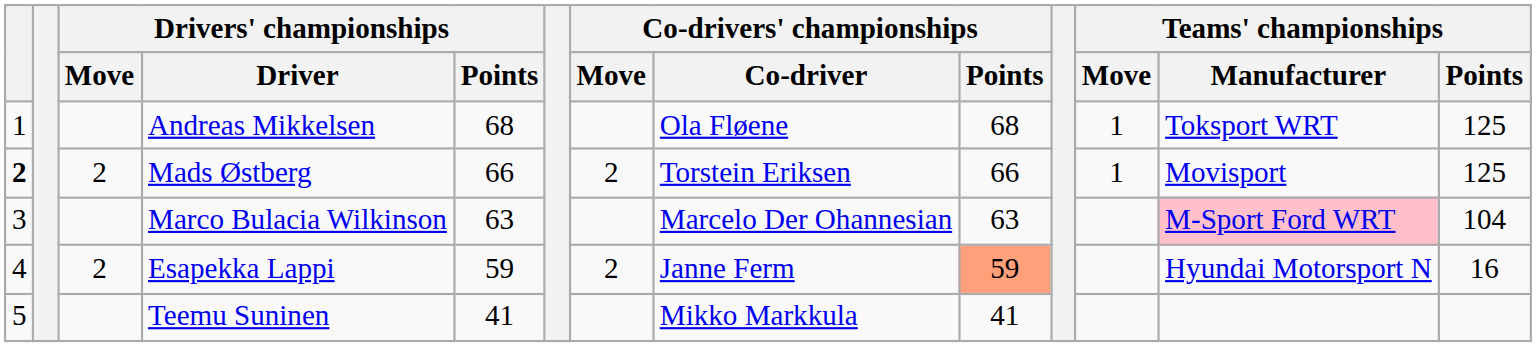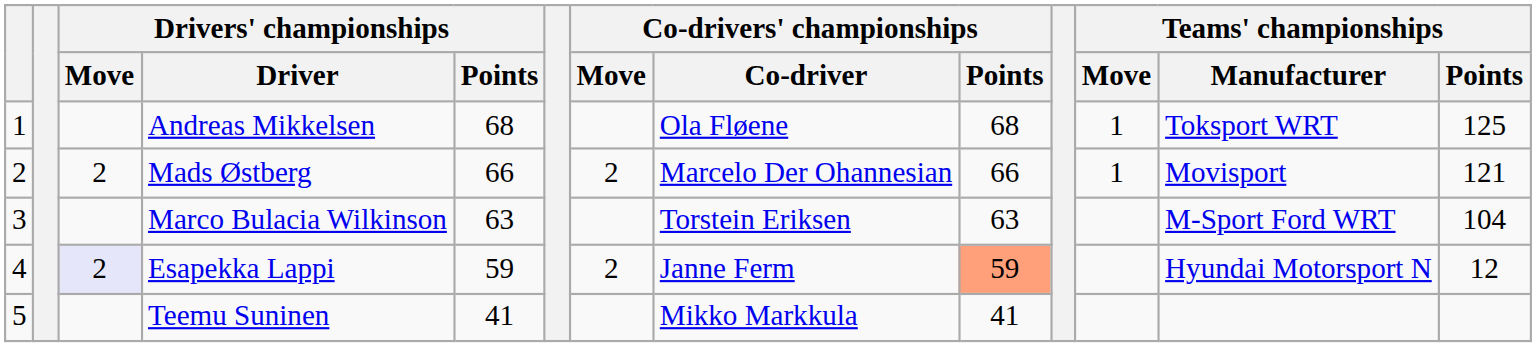(19, 172) bold -> (19, 172) normal
(755, 172) Torstein Eriksen -> (806, 172) Marcelo Der Ohannesian
(1484, 172) 125 -> (1484, 172) 121
(806, 220) Marcelo Der Ohannesian -> (755, 220) Torstein Eriksen
(1280, 220) pink background -> (1280, 220) no background
(99, 268) no background -> (99, 268) lavender background
(1484, 268) 16 -> (1484, 268) 12
